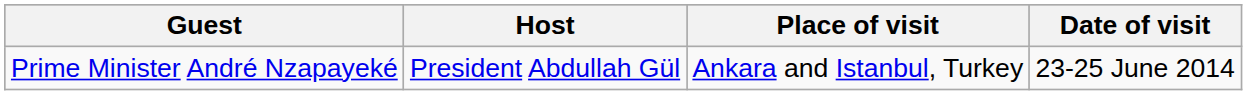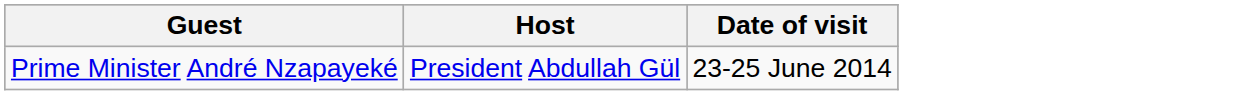- column: (858, 25)
